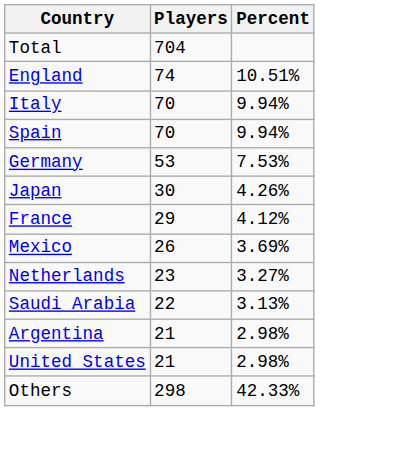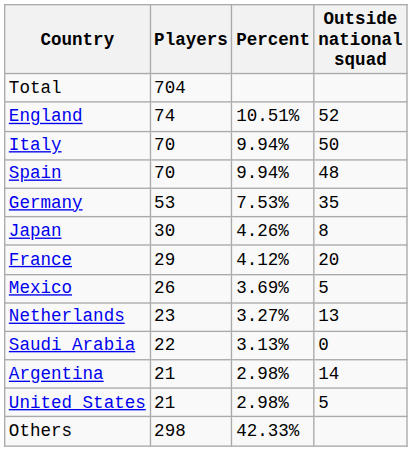+ column: (360, 39)
